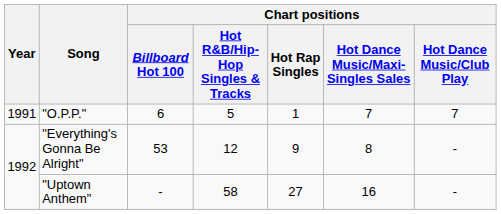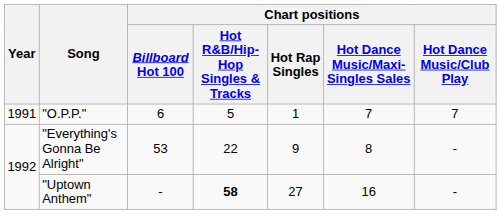(231, 149) 12 -> (231, 149) 22
(231, 191) normal -> (231, 191) bold
